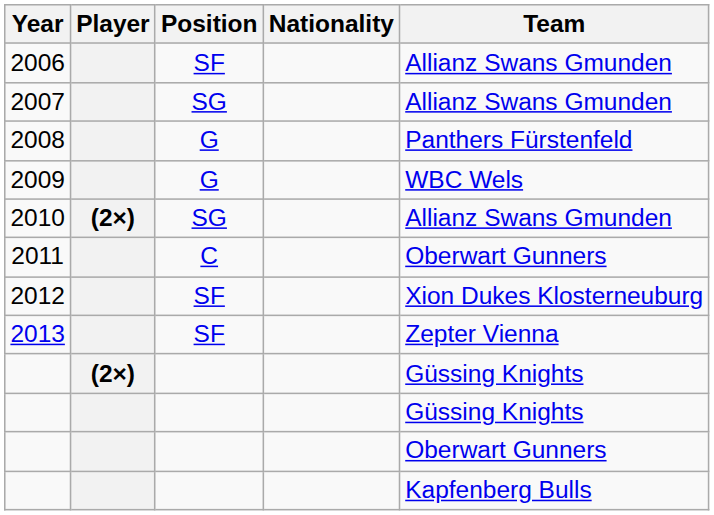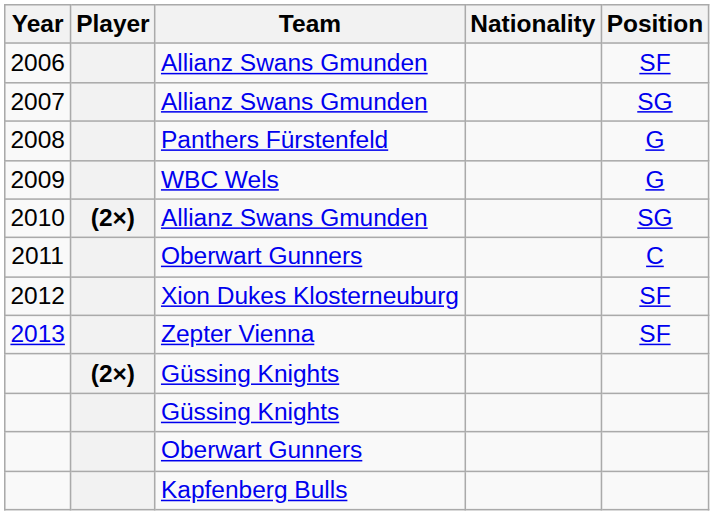columns swapped: (209, 23) <-> (554, 23)
